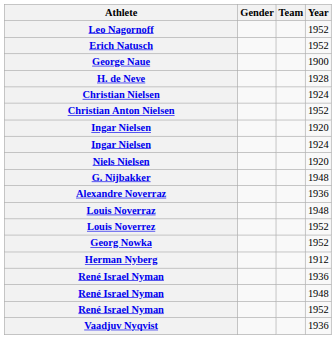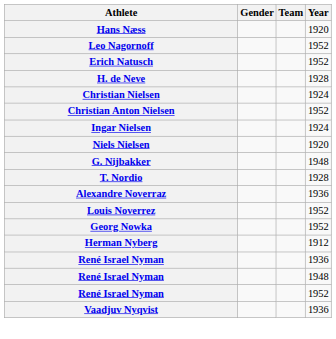+ row: (121, 29)
- row: (121, 62)
- row: (121, 128)
+ row: (121, 177)
- row: (121, 210)
